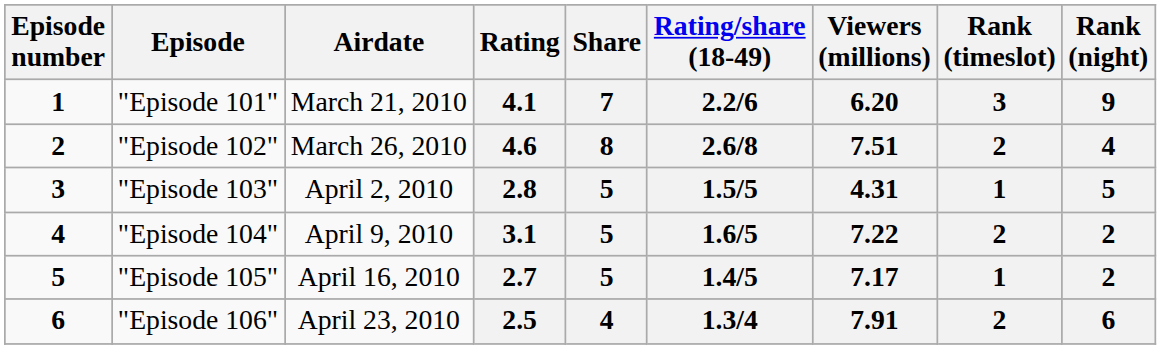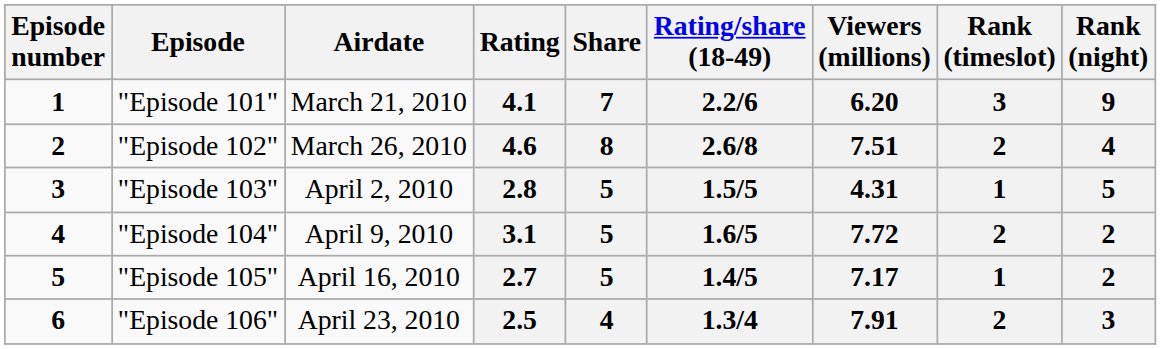(874, 233) 7.22 -> (874, 233) 7.72
(1108, 320) 6 -> (1108, 320) 3
